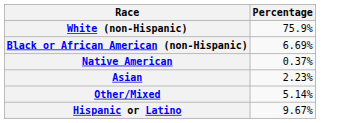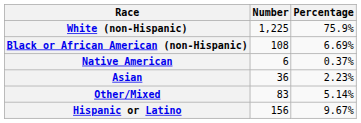+ column: (271, 13)
